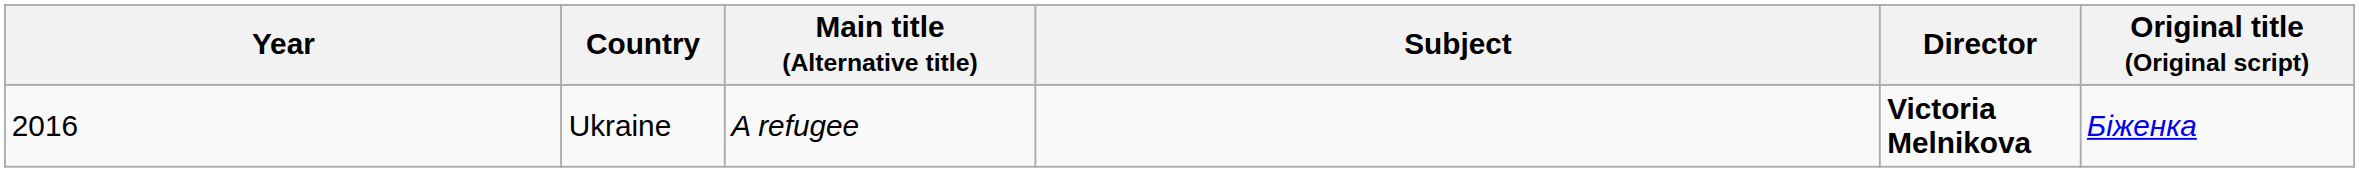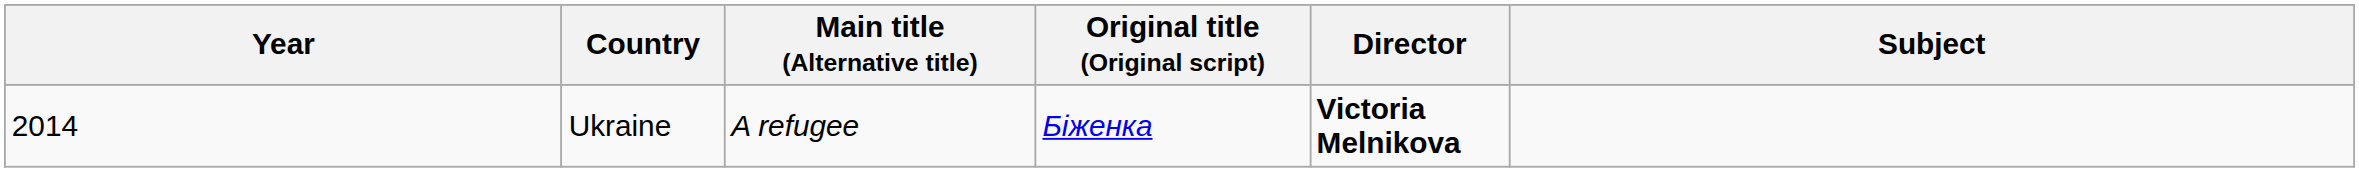columns swapped: (2217, 44) <-> (1458, 44)
(45, 125) 2016 -> (45, 125) 2014
